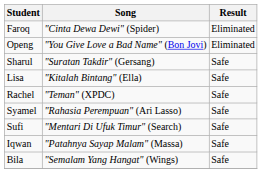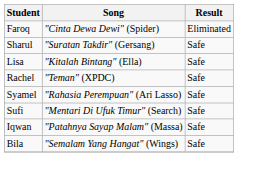- row: (20, 45)
